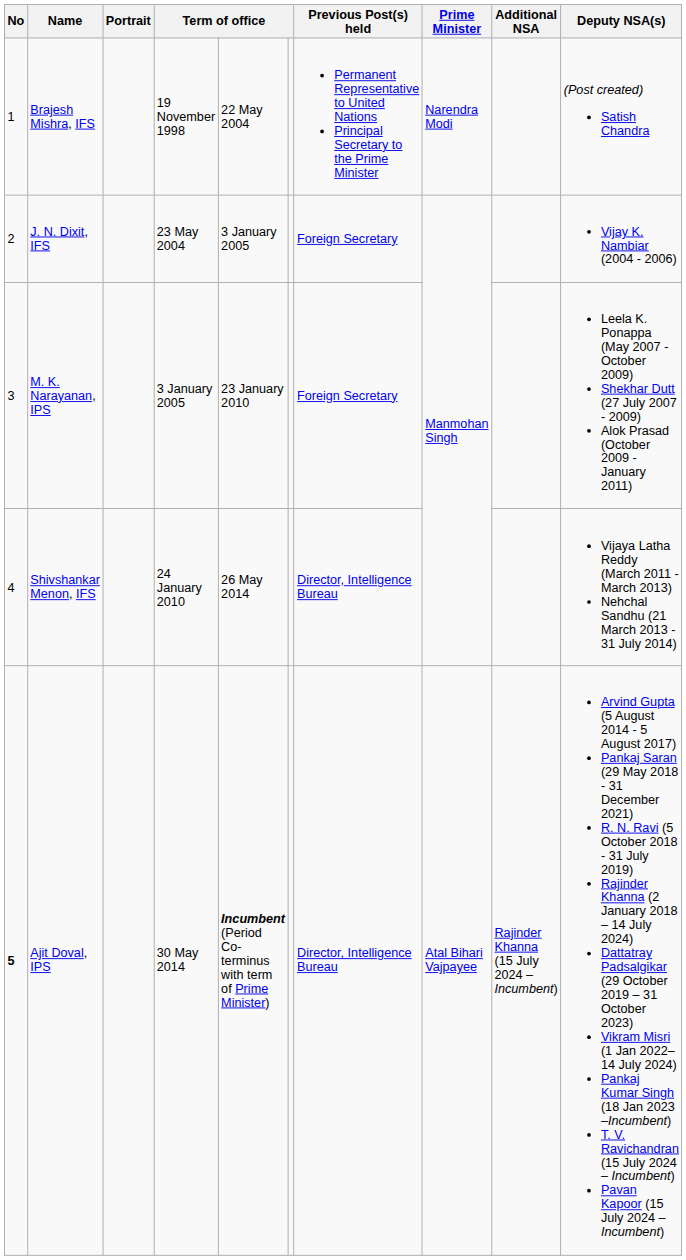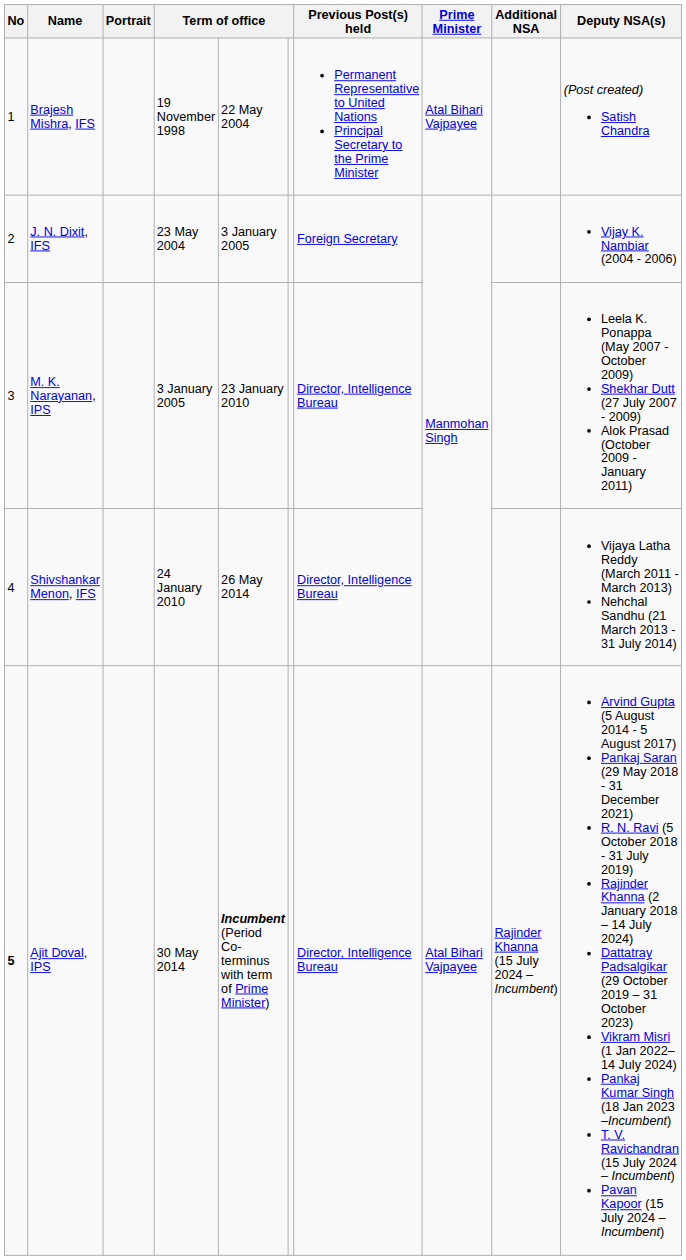(452, 116) Narendra Modi -> (454, 116) Atal Bihari Vajpayee
(347, 395) Foreign Secretary -> (354, 395) Director, Intelligence Bureau
